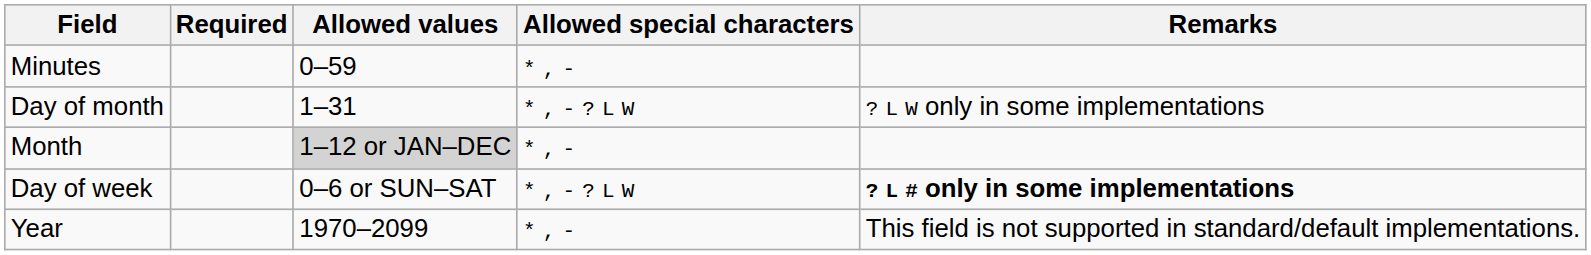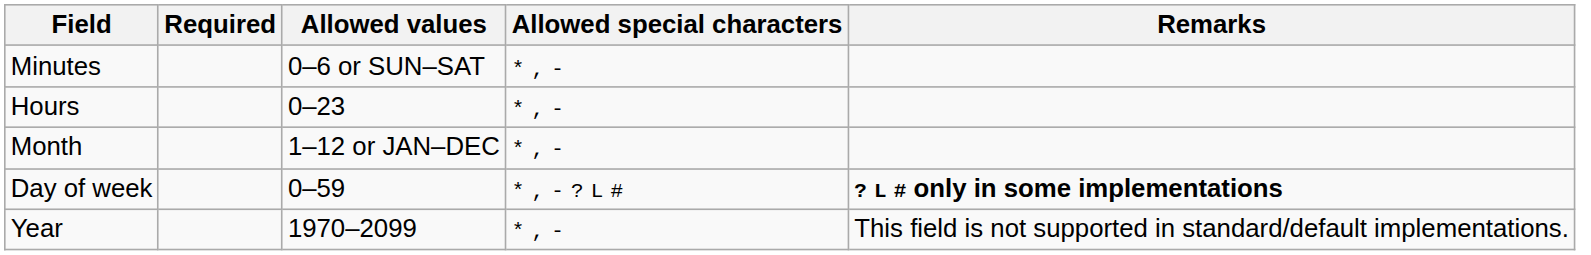(328, 65) 0–59 -> (386, 65) 0–6 or SUN–SAT
+ row: (45, 106)
- row: (87, 106)
(405, 147) lightgrey background -> (394, 147) no background
(398, 188) 0–6 or SUN–SAT -> (317, 188) 0–59
(579, 189) * , - ? L W -> (567, 189) * , - ? L #
